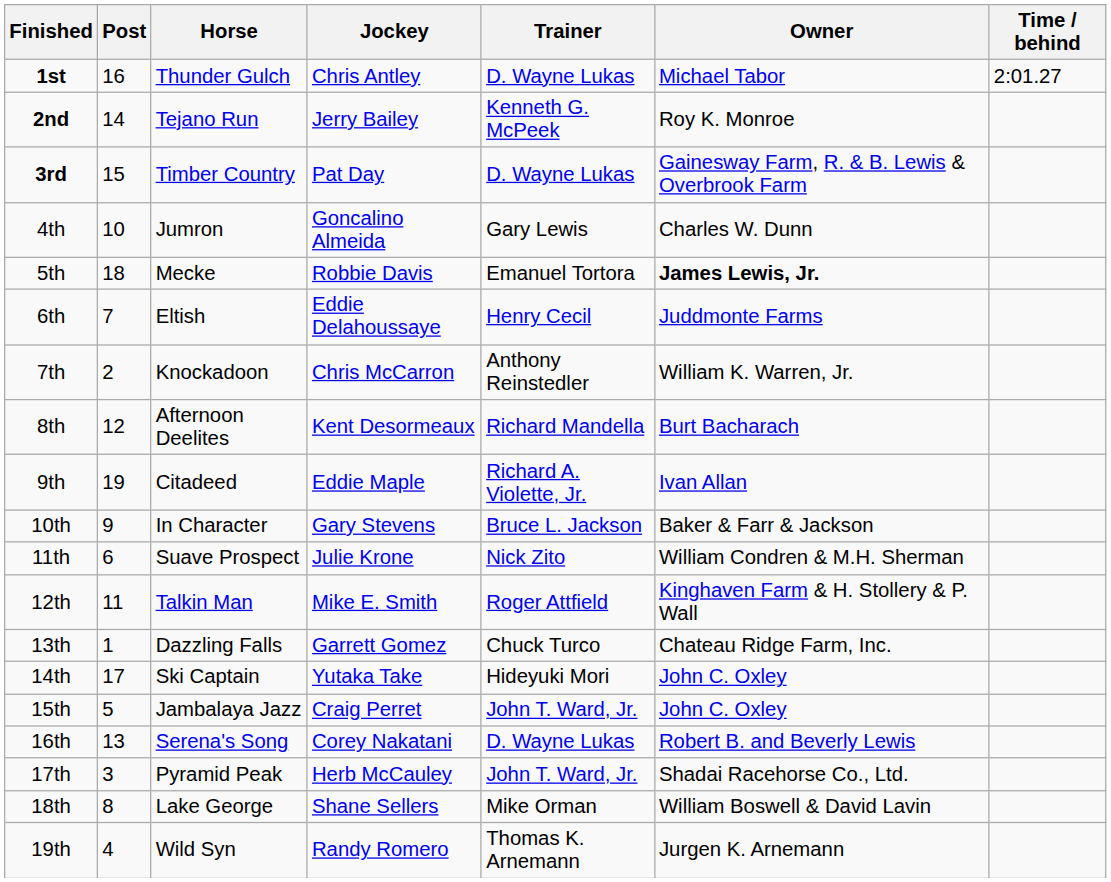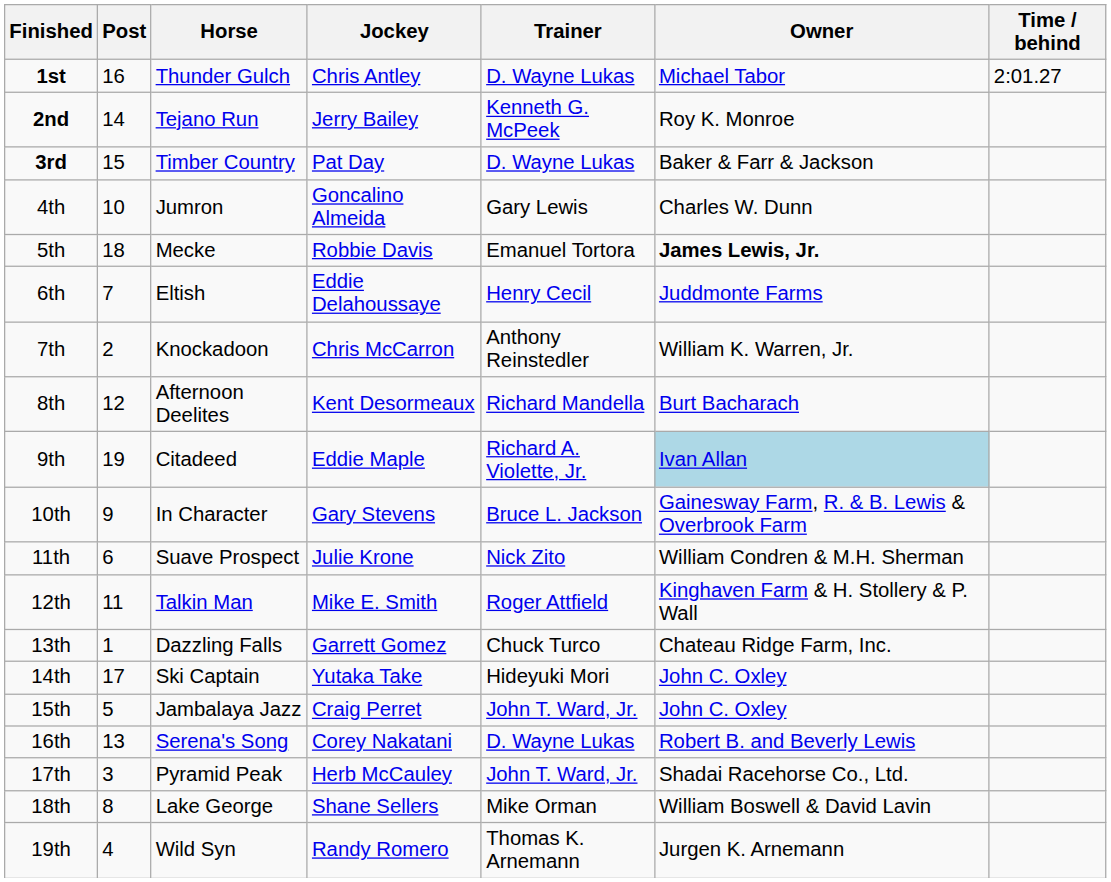(812, 174) Gainesway Farm, R. & B. Lewis & Overbrook Farm -> (766, 163) Baker & Farr & Jackson
(703, 482) no background -> (703, 459) lightblue background
(766, 525) Baker & Farr & Jackson -> (812, 514) Gainesway Farm, R. & B. Lewis & Overbrook Farm
